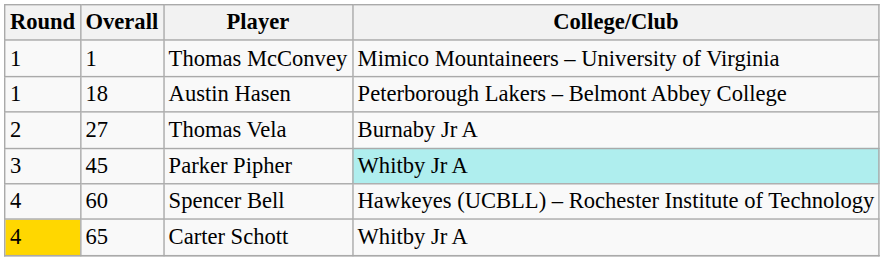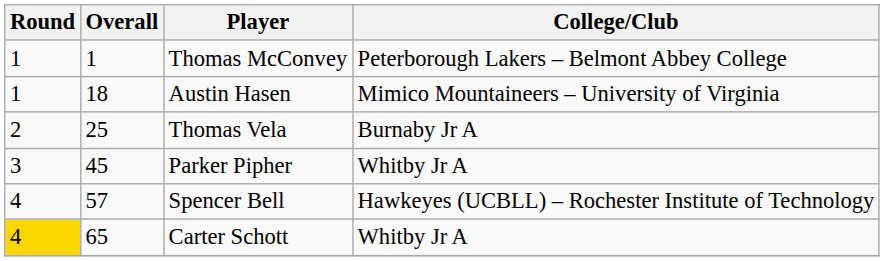(569, 58) Mimico Mountaineers – University of Virginia -> (572, 58) Peterborough Lakers – Belmont Abbey College
(572, 93) Peterborough Lakers – Belmont Abbey College -> (569, 93) Mimico Mountaineers – University of Virginia
(97, 129) 27 -> (97, 129) 25
(413, 165) paleturquoise background -> (413, 165) no background
(97, 201) 60 -> (97, 201) 57
